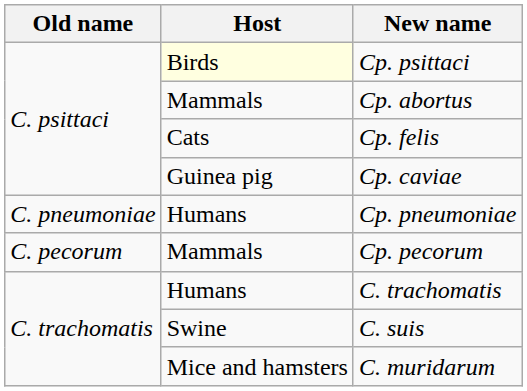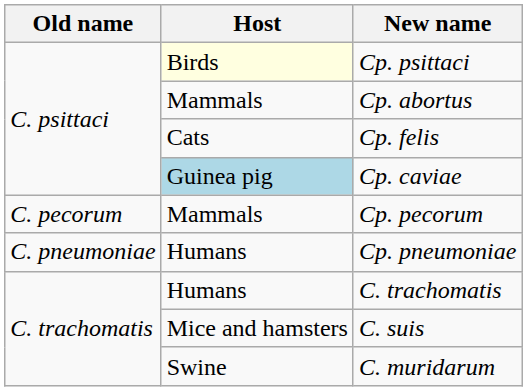(220, 175) no background -> (220, 175) lightblue background
rows swapped: (421, 251) <-> (438, 213)
(197, 328) Swine -> (257, 328) Mice and hamsters
(257, 366) Mice and hamsters -> (197, 366) Swine
